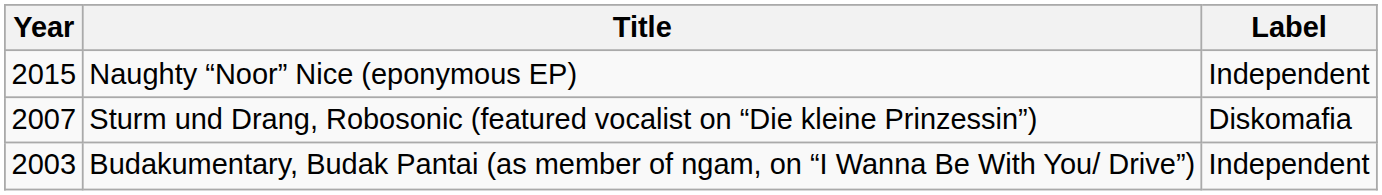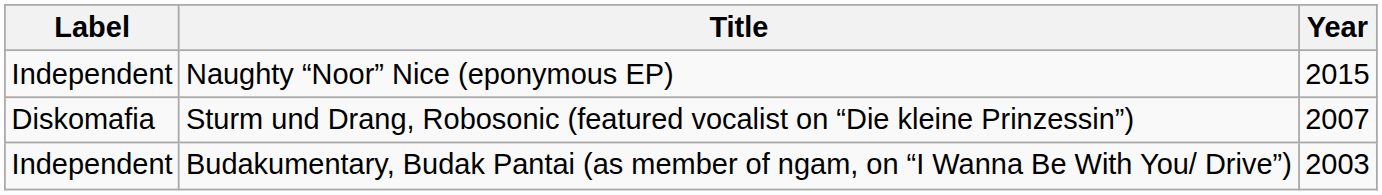columns swapped: (44, 27) <-> (1289, 27)
